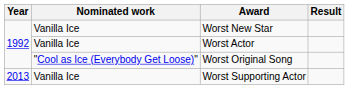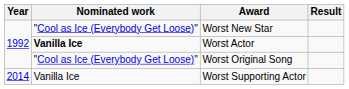(57, 28) Vanilla Ice -> (116, 28) "Cool as Ice (Everybody Get Loose)"
(57, 44) normal -> (58, 44) bold
(18, 76) 2013 -> (18, 76) 2014
